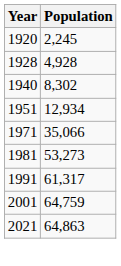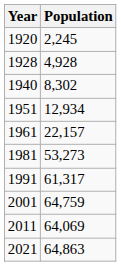+ row: (23, 132)
- row: (23, 132)
+ row: (22, 226)
